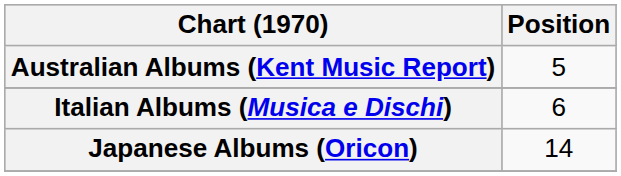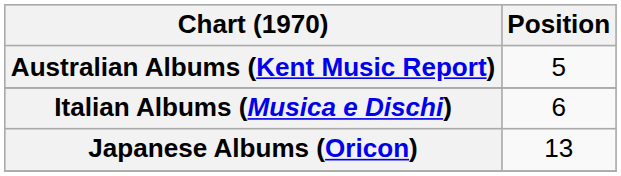(559, 149) 14 -> (559, 149) 13
